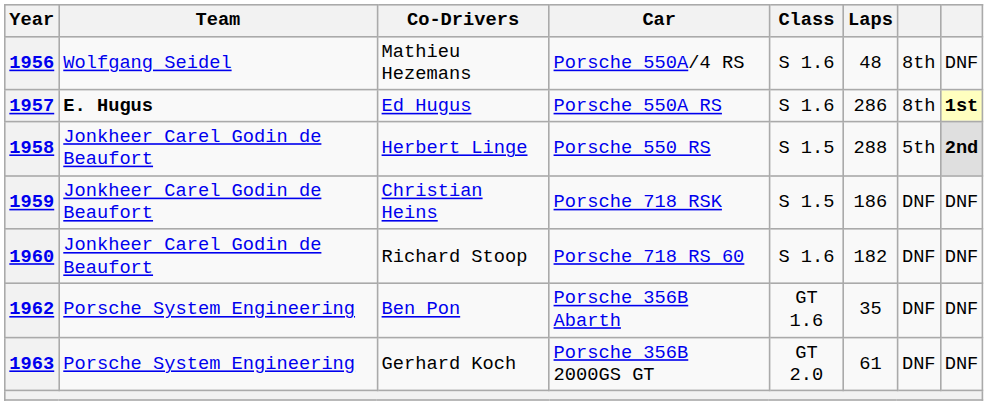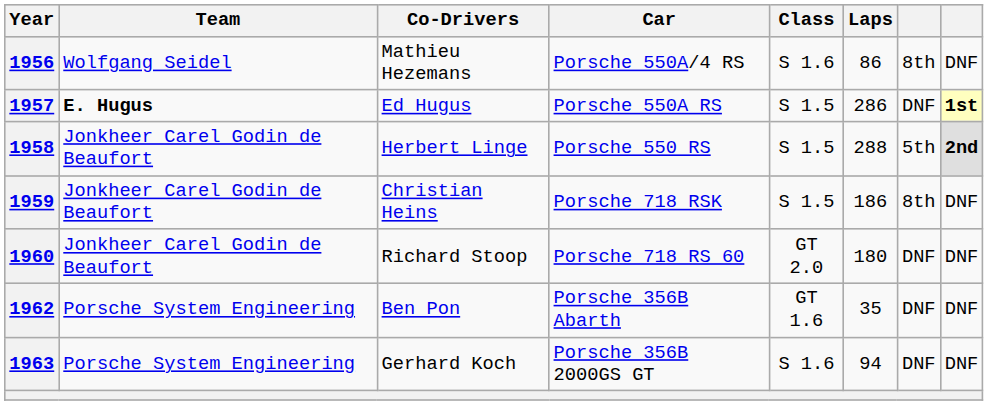(870, 63) 48 -> (870, 63) 86
(806, 106) S 1.6 -> (806, 106) S 1.5
(919, 106) 8th -> (919, 106) DNF
(919, 202) DNF -> (919, 202) 8th
(806, 256) S 1.6 -> (806, 256) GT 2.0
(870, 256) 182 -> (870, 256) 180
(806, 364) GT 2.0 -> (806, 364) S 1.6
(870, 364) 61 -> (870, 364) 94
